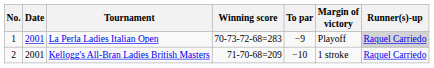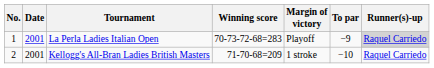columns swapped: (300, 18) <-> (338, 18)
